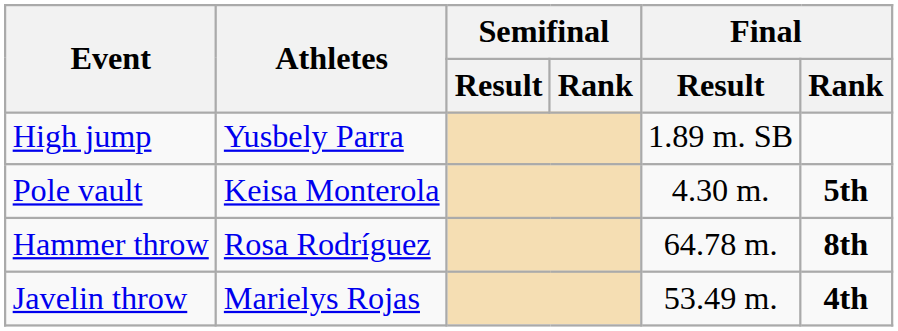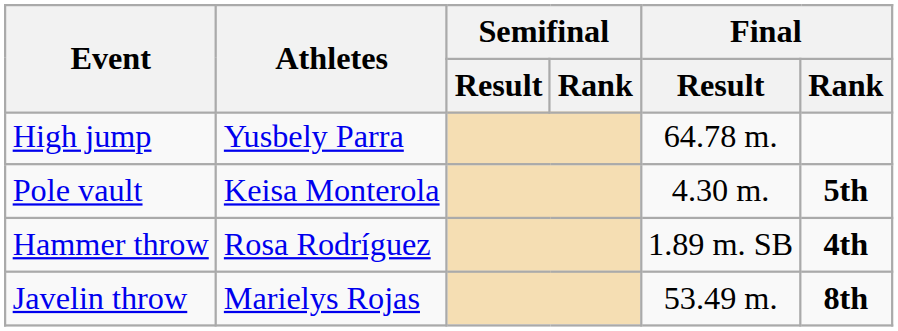(721, 137) 1.89 m. SB -> (721, 137) 64.78 m.
(721, 244) 64.78 m. -> (721, 244) 1.89 m. SB
(846, 244) 8th -> (846, 244) 4th
(846, 297) 4th -> (846, 297) 8th
